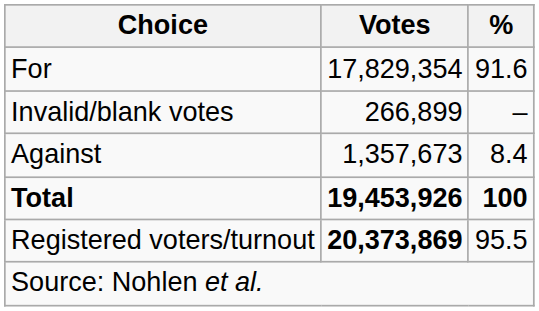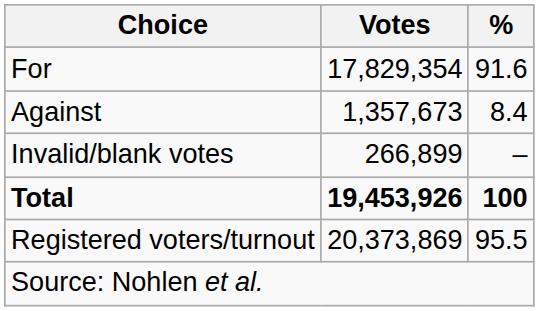rows swapped: (56, 154) <-> (122, 111)
(395, 240) bold -> (395, 240) normal
